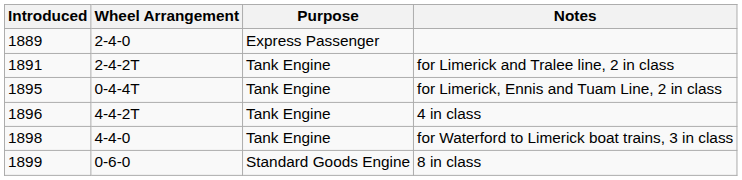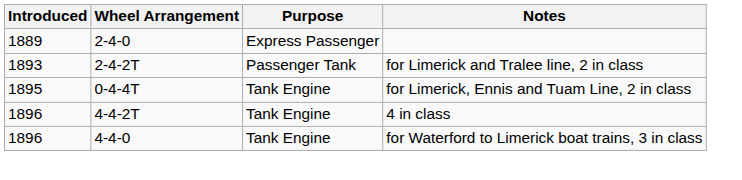(25, 65) 1891 -> (25, 65) 1893
(288, 65) Tank Engine -> (301, 65) Passenger Tank
(25, 138) 1898 -> (25, 138) 1896
- row: (449, 162)
